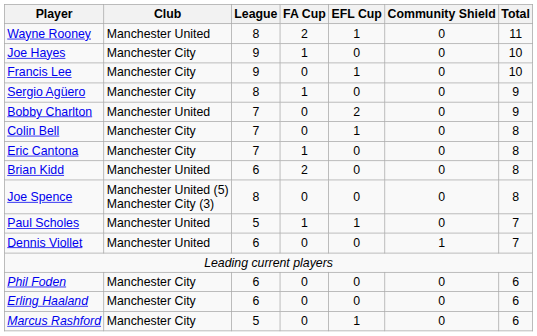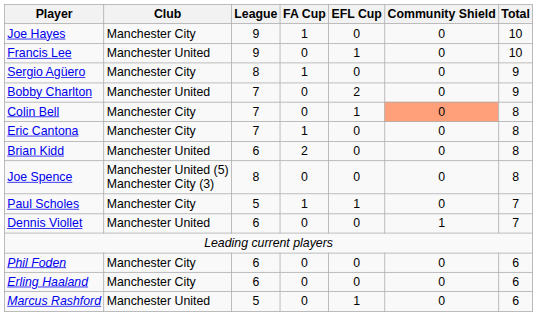- row: (49, 33)
(151, 72) Manchester City -> (158, 53) Manchester United
(442, 131) no background -> (442, 111) lightsalmon background
(158, 223) Manchester United -> (151, 203) Manchester City
(151, 321) Manchester City -> (158, 301) Manchester United
